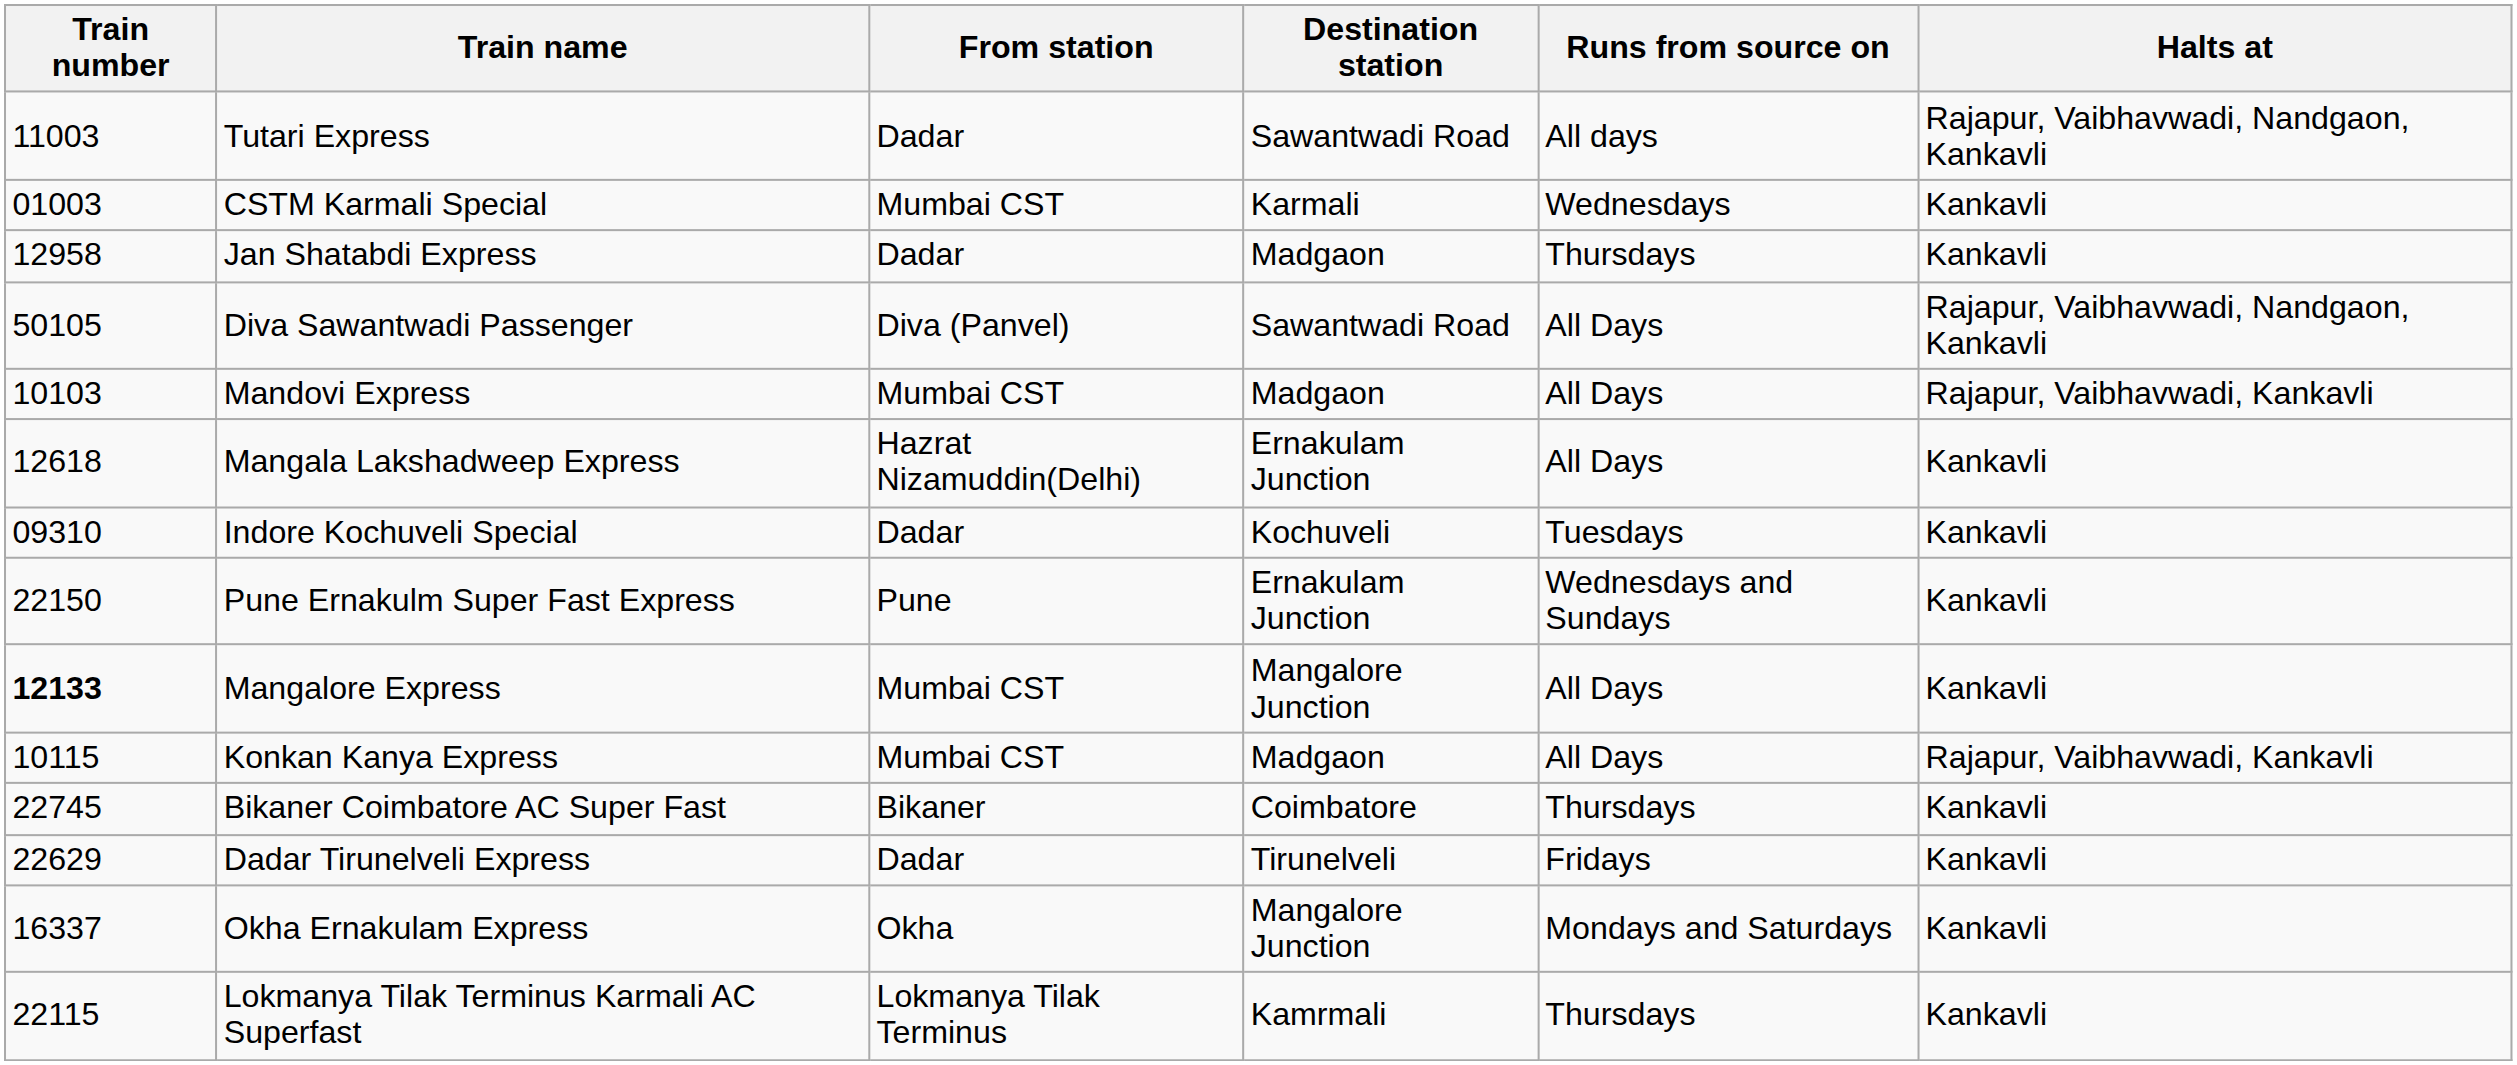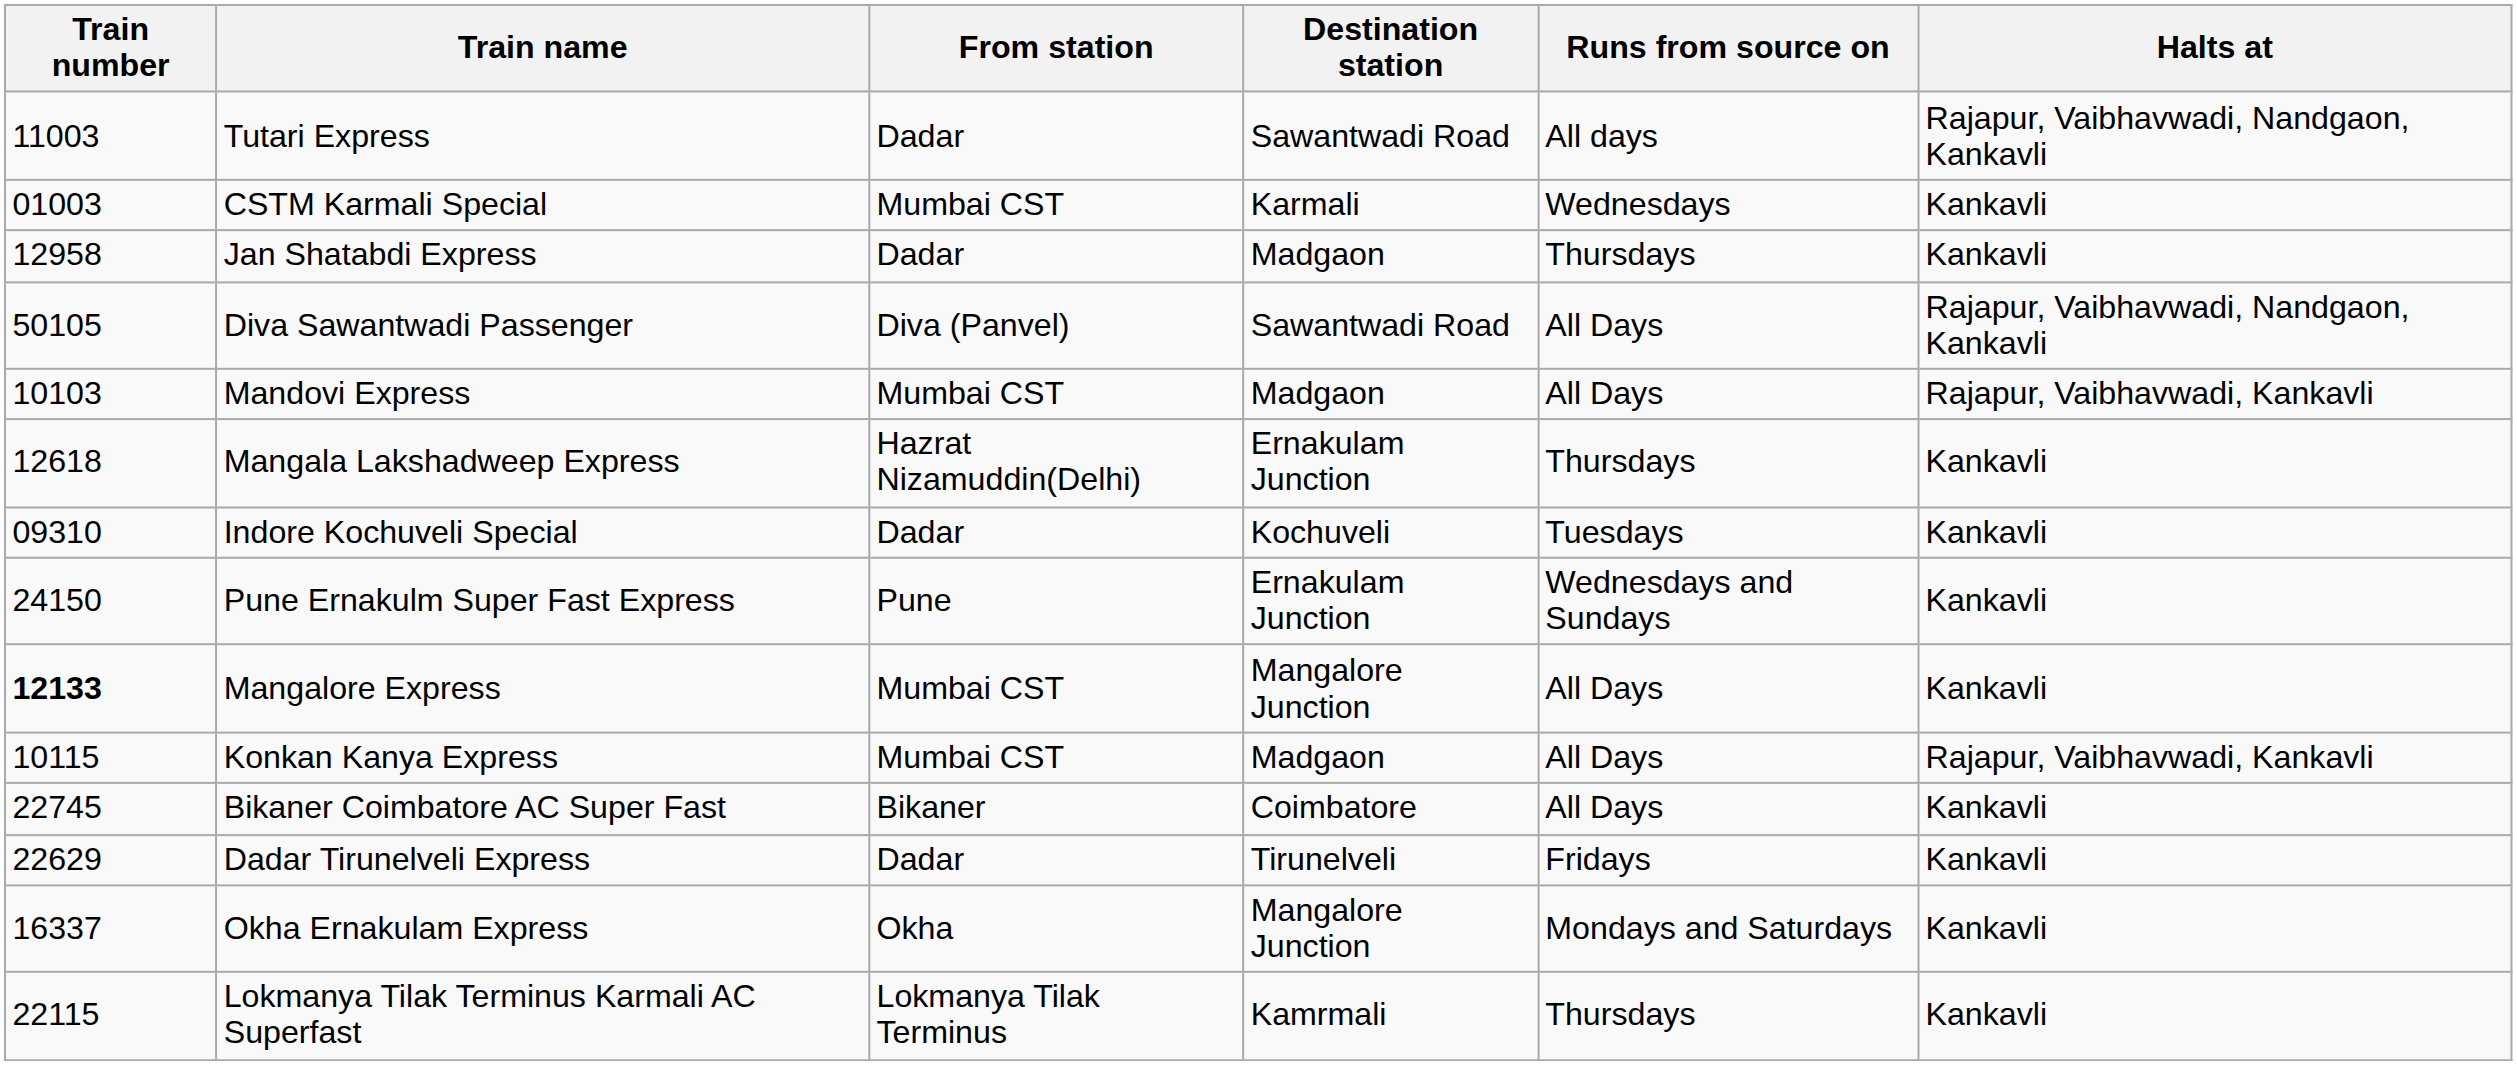(1604, 462) All Days -> (1620, 462) Thursdays
(57, 600) 22150 -> (57, 600) 24150
(1620, 808) Thursdays -> (1604, 808) All Days
